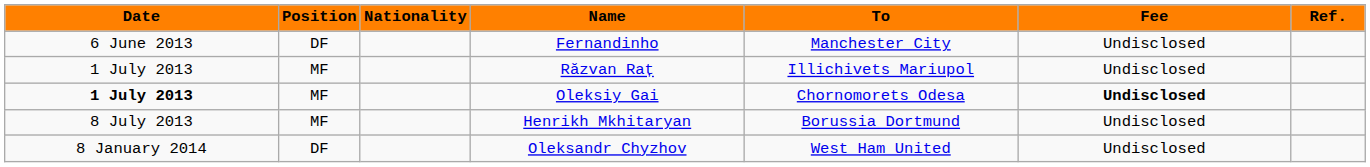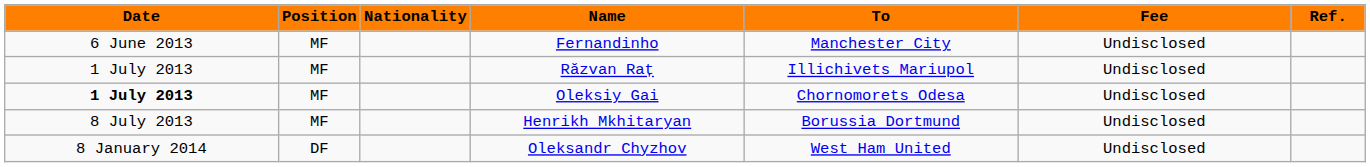(319, 44) DF -> (319, 44) MF
(1154, 96) bold -> (1154, 96) normal
